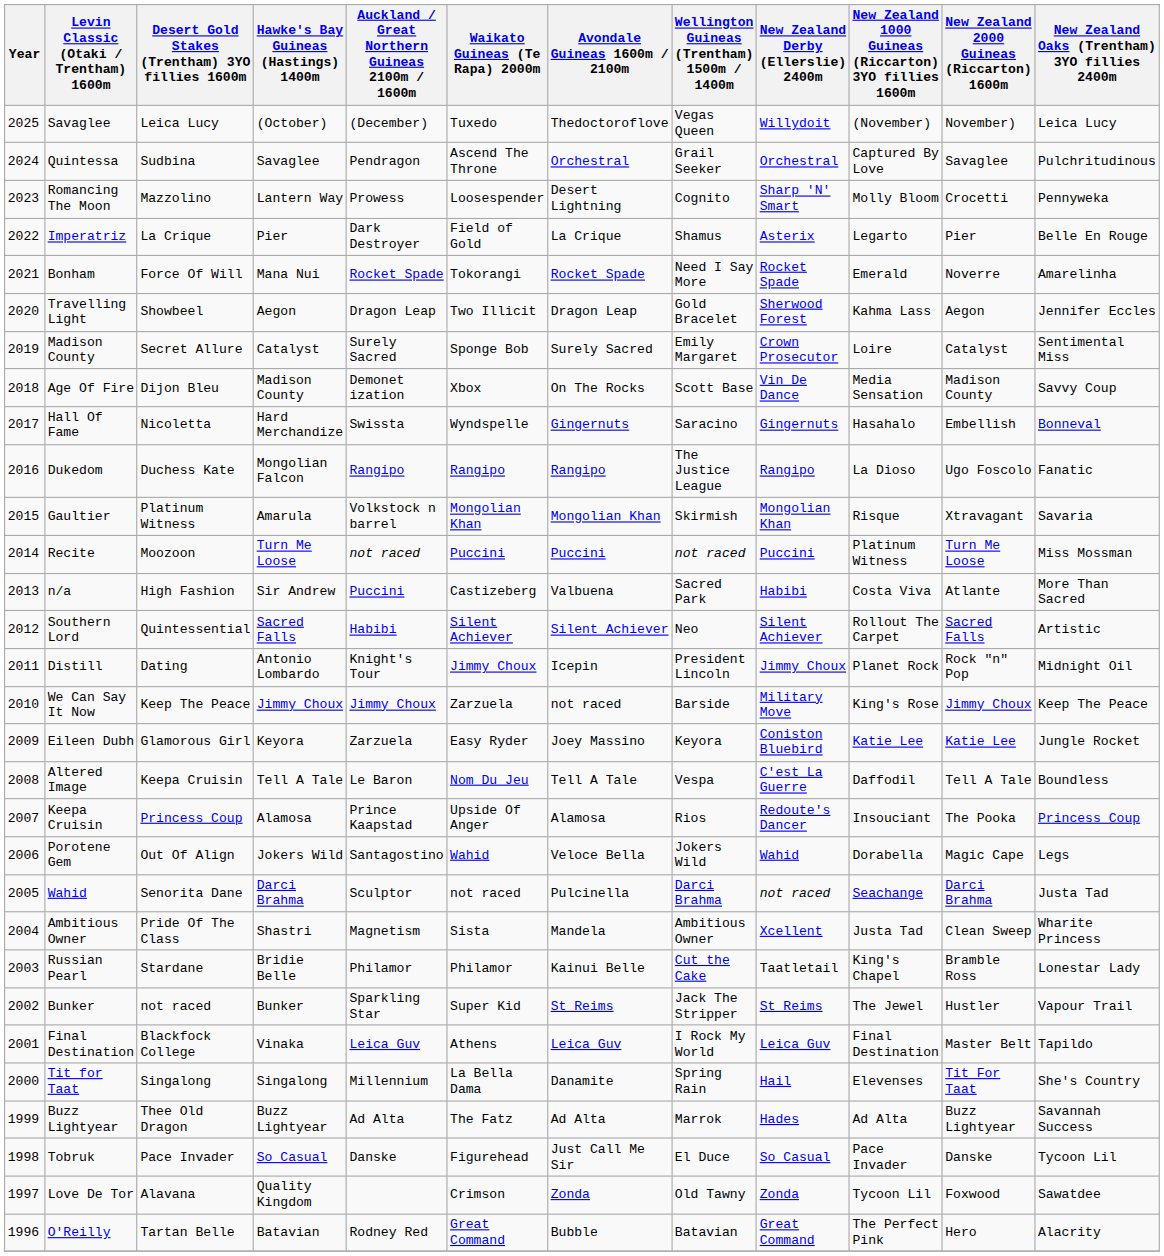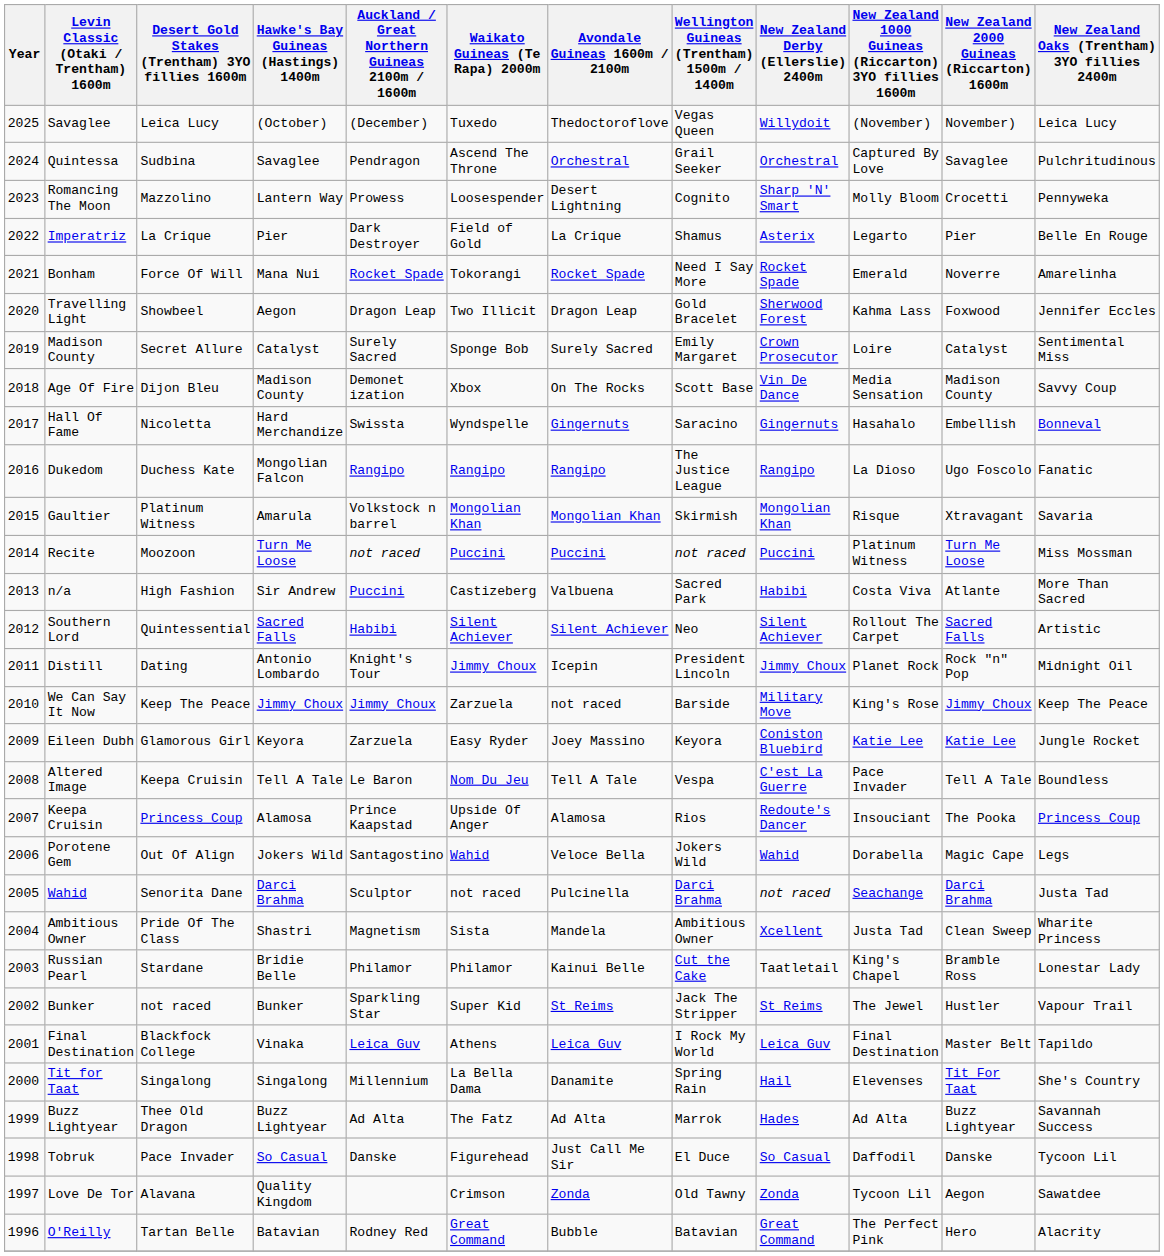(965, 312) Aegon -> (973, 312) Foxwood
(884, 780) Daffodil -> (880, 780) Pace Invader
(880, 1157) Pace Invader -> (884, 1157) Daffodil
(973, 1195) Foxwood -> (965, 1195) Aegon
